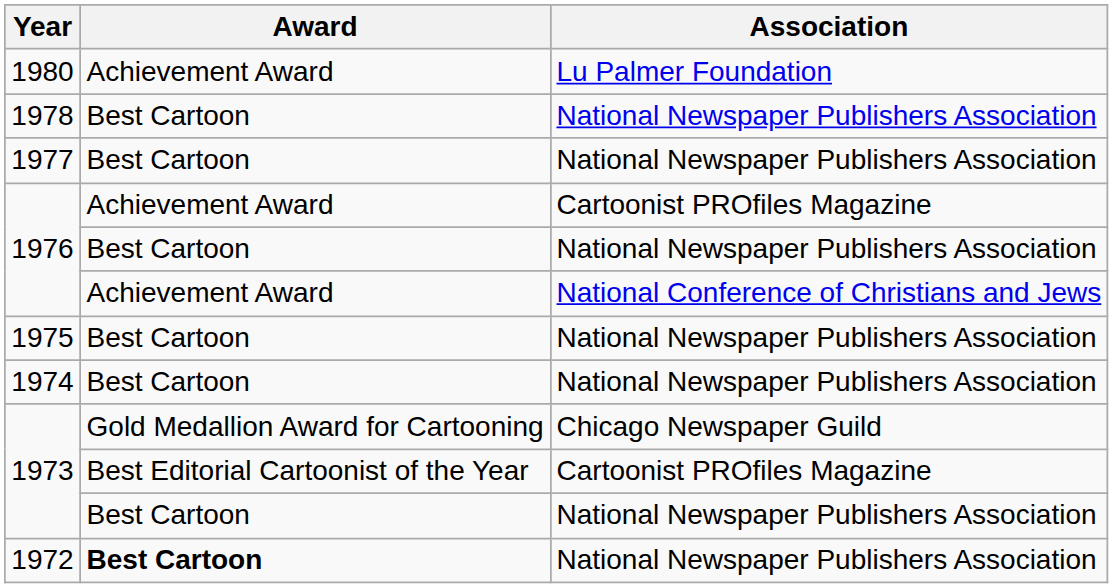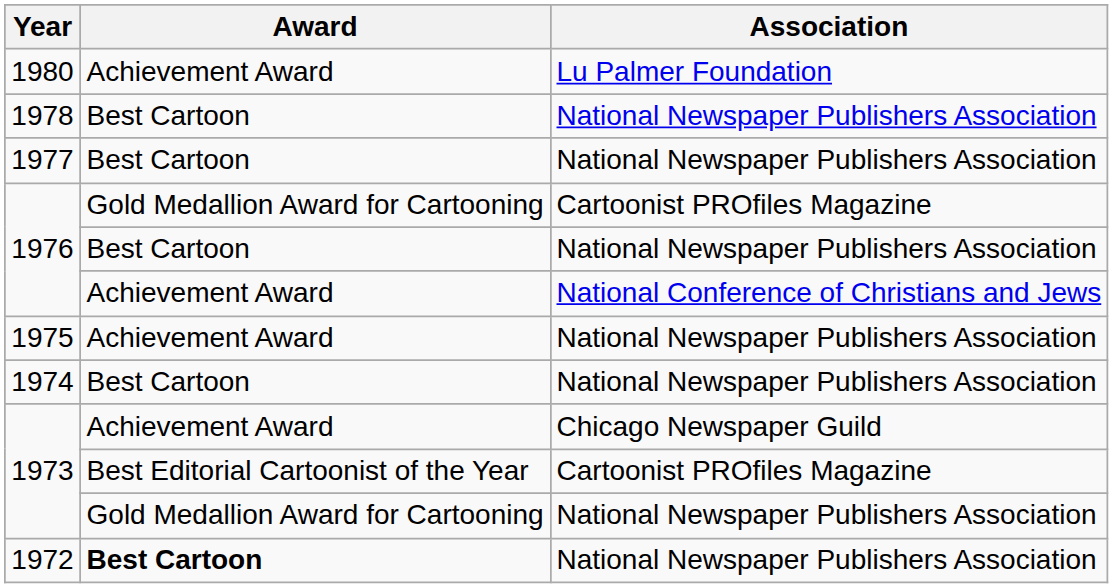(210, 204) Achievement Award -> (315, 204) Gold Medallion Award for Cartooning
(168, 337) Best Cartoon -> (210, 337) Achievement Award
(315, 426) Gold Medallion Award for Cartooning -> (210, 426) Achievement Award
(168, 515) Best Cartoon -> (315, 515) Gold Medallion Award for Cartooning
